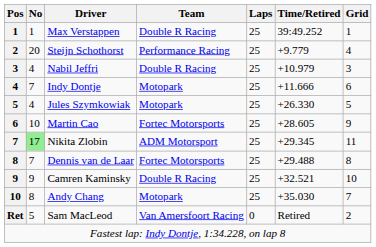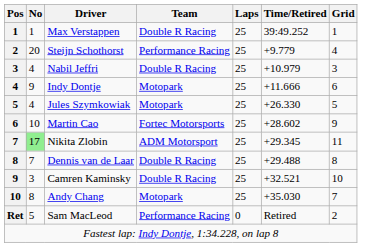(32, 87) 7 -> (32, 87) 9
(296, 123) +28.605 -> (282, 123) +28.602
(182, 160) Fortec Motorsports -> (178, 160) Double R Racing
(32, 178) 9 -> (32, 178) 3
(191, 215) Van Amersfoort Racing -> (185, 215) Performance Racing
